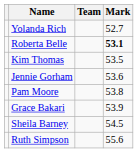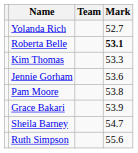(114, 60) 53.5 -> (114, 60) 53.3
(114, 124) 54.5 -> (114, 124) 54.7
